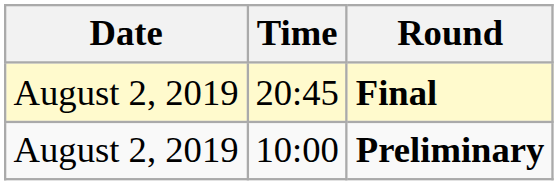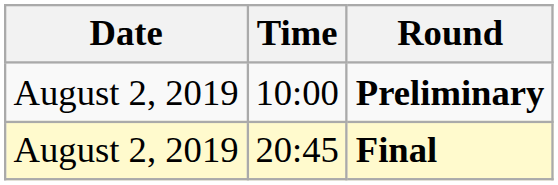rows swapped: (450, 149) <-> (397, 91)
